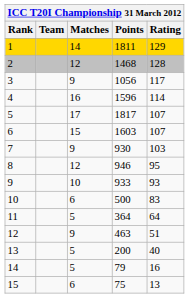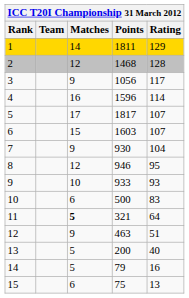(157, 149) 103 -> (157, 149) 104
(72, 217) normal -> (72, 217) bold
(123, 217) 364 -> (123, 217) 321
